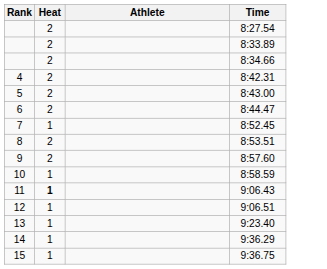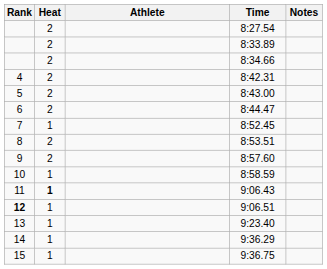+ column: (304, 12)
(19, 207) normal -> (19, 207) bold
